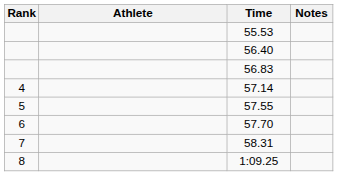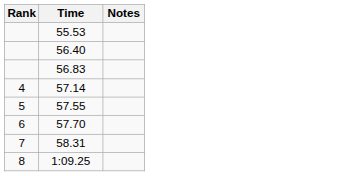- column: (133, 13)
